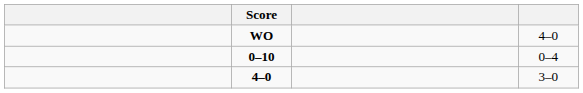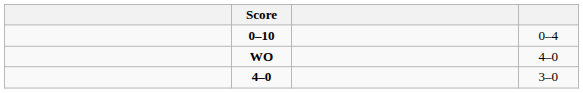rows swapped: (262, 56) <-> (262, 35)
